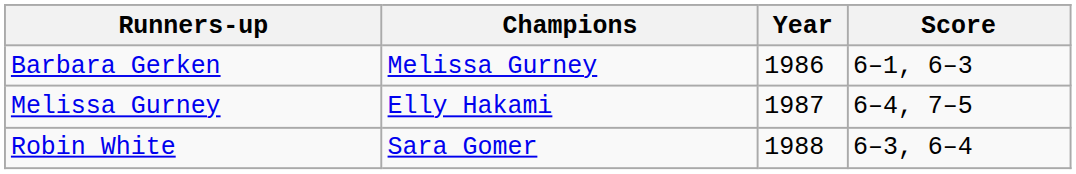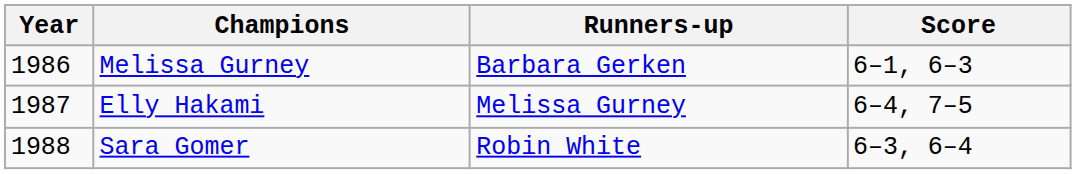columns swapped: (803, 25) <-> (193, 25)
